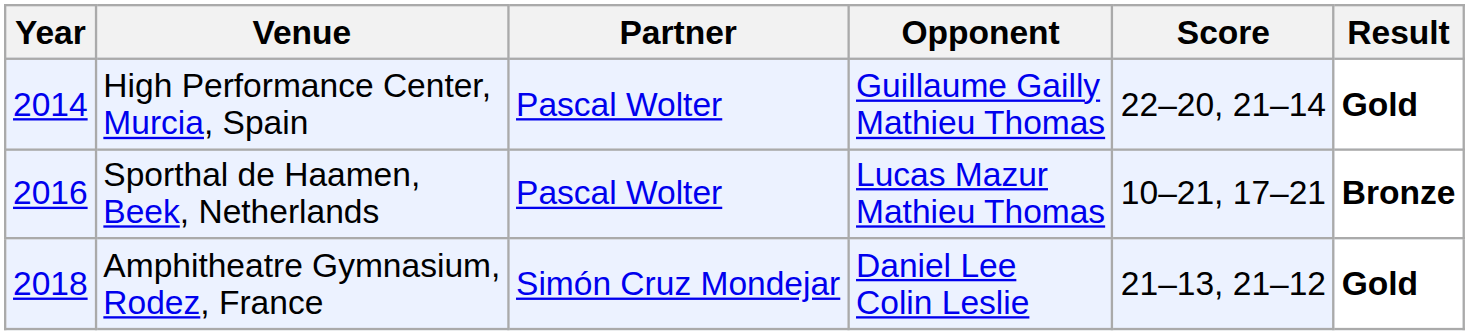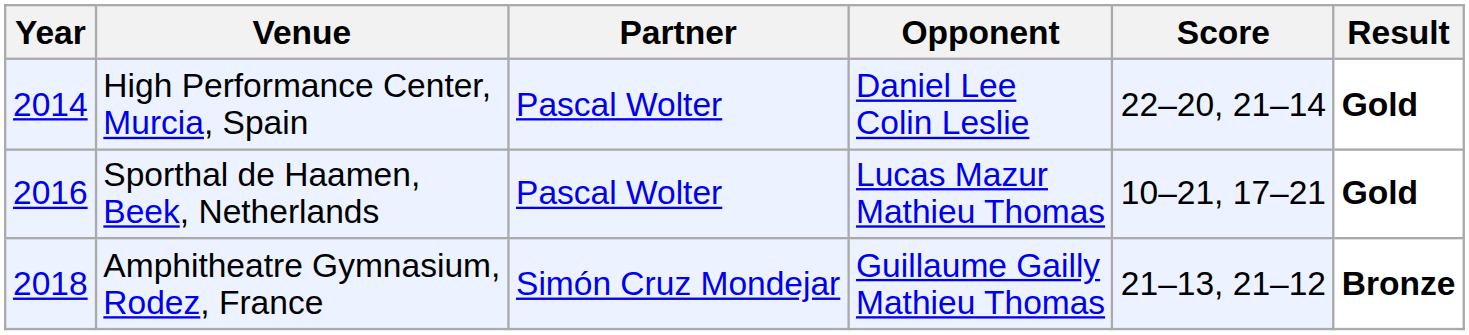(981, 104) Guillaume Gailly Mathieu Thomas -> (943, 104) Daniel Lee Colin Leslie
(1399, 194) Bronze -> (1380, 194) Gold
(943, 284) Daniel Lee Colin Leslie -> (981, 284) Guillaume Gailly Mathieu Thomas
(1380, 284) Gold -> (1399, 284) Bronze
